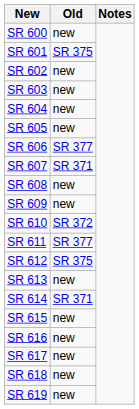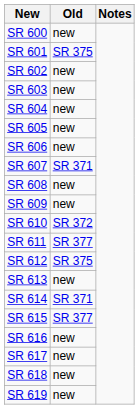(73, 147) SR 377 -> (64, 147) new
(64, 318) new -> (73, 318) SR 377
